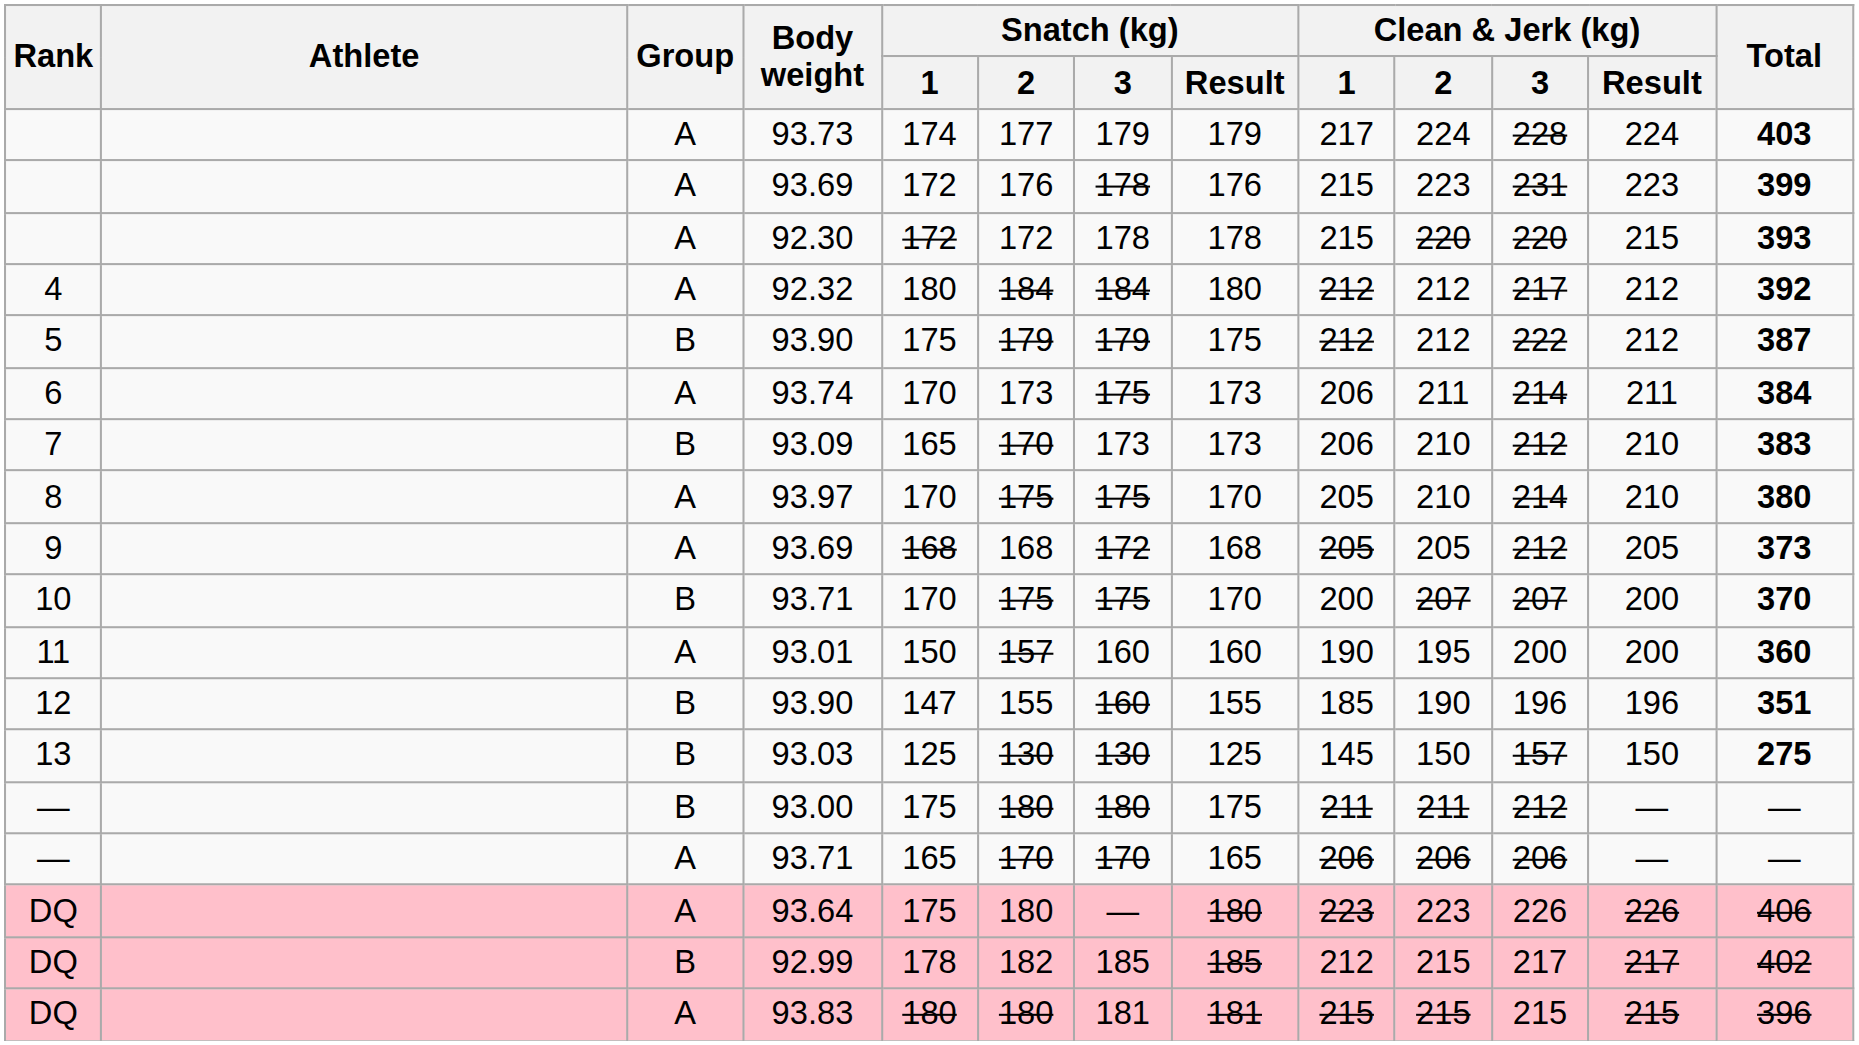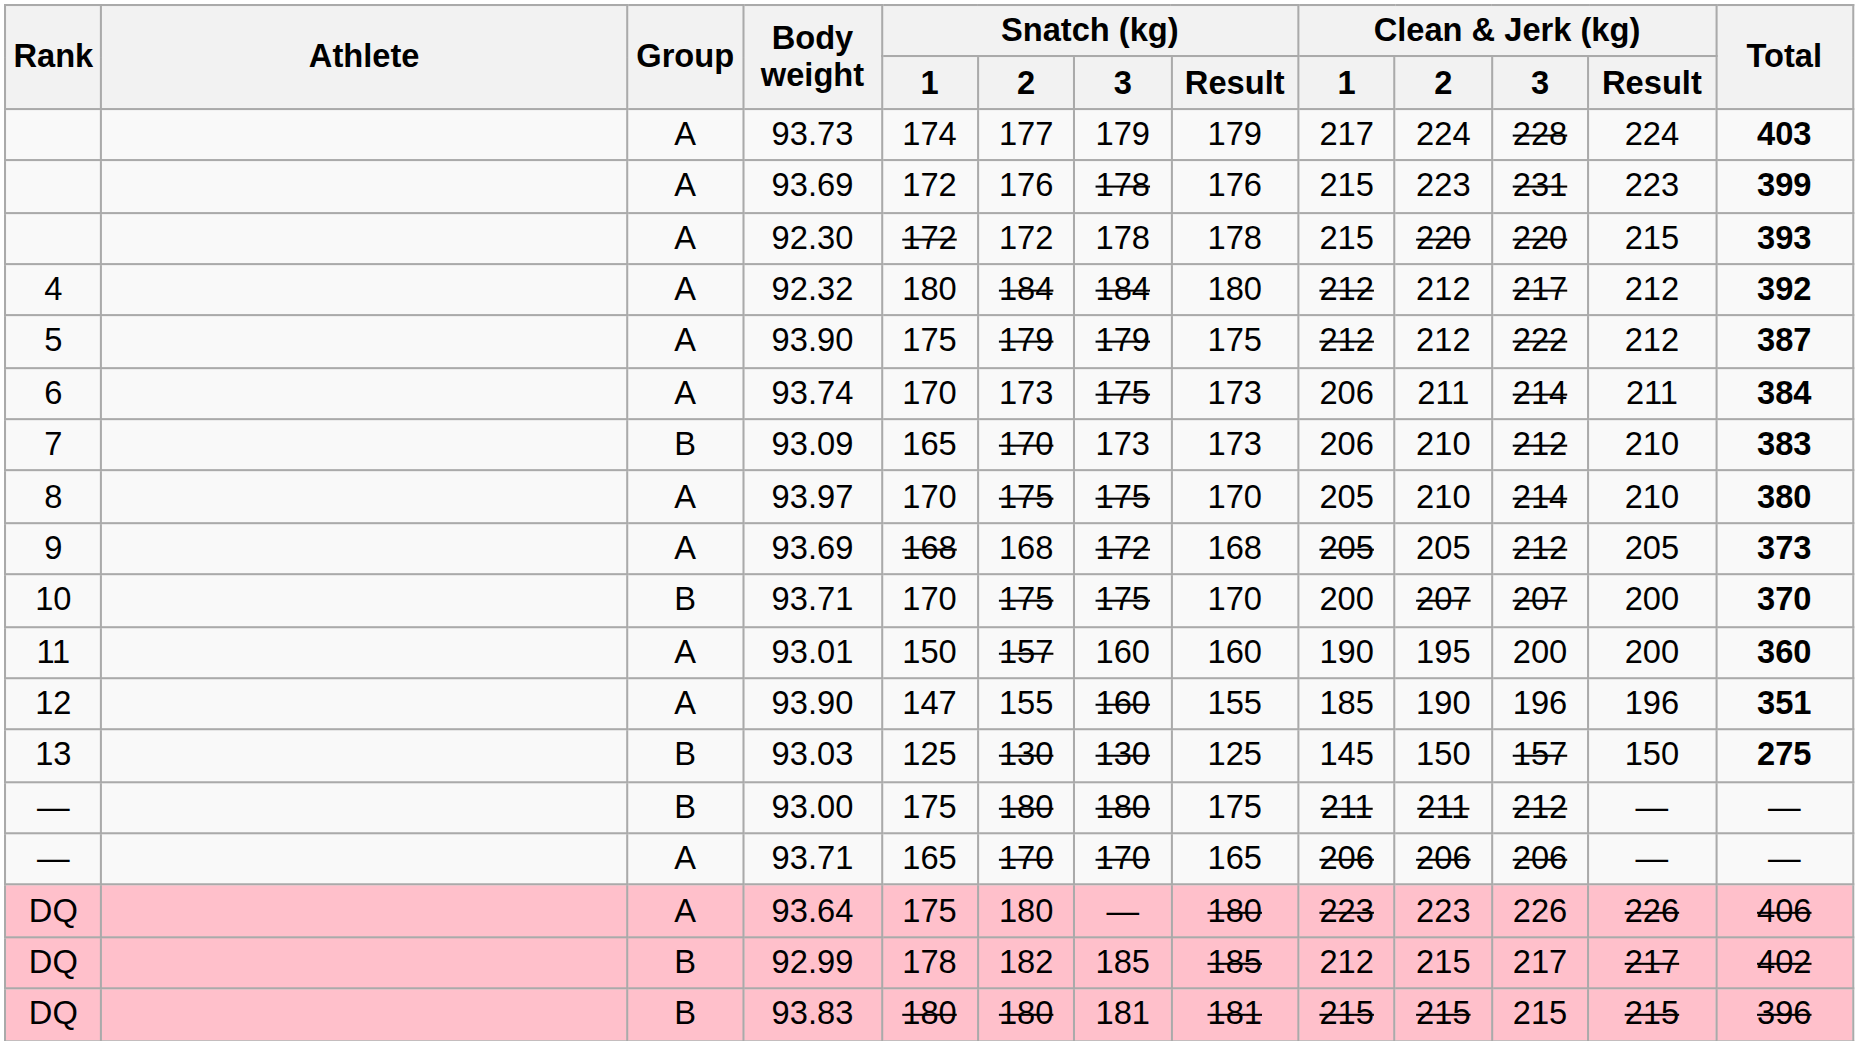(685, 340) B -> (685, 340) A
(685, 703) B -> (685, 703) A
(685, 1013) A -> (685, 1013) B
